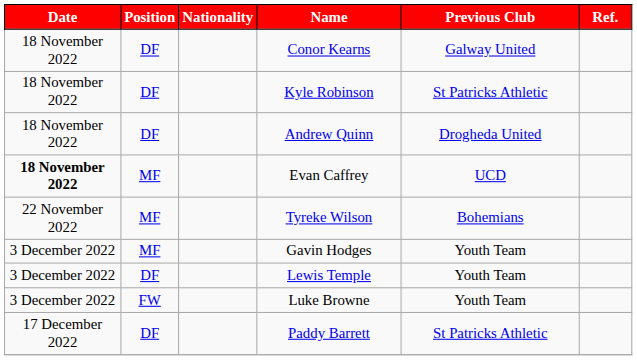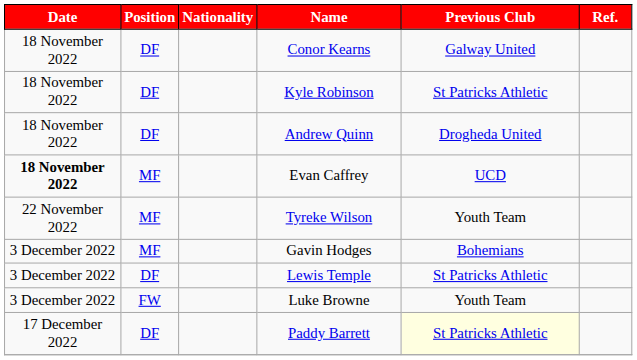(490, 218) Bohemians -> (490, 218) Youth Team
(490, 251) Youth Team -> (490, 251) Bohemians
(490, 275) Youth Team -> (490, 275) St Patricks Athletic
(490, 333) no background -> (490, 333) lightyellow background
